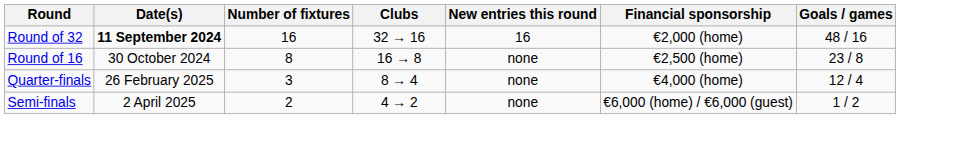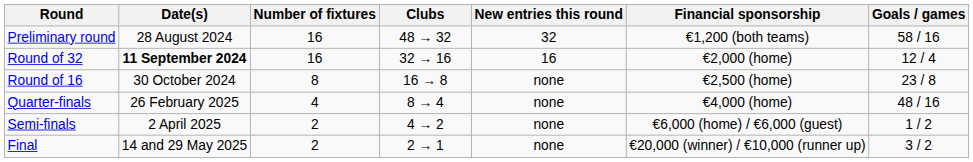+ row: (62, 37)
(846, 37) 48 / 16 -> (919, 59) 12 / 4
(289, 80) 3 -> (315, 102) 4
(846, 80) 12 / 4 -> (919, 102) 48 / 16
+ row: (23, 146)
